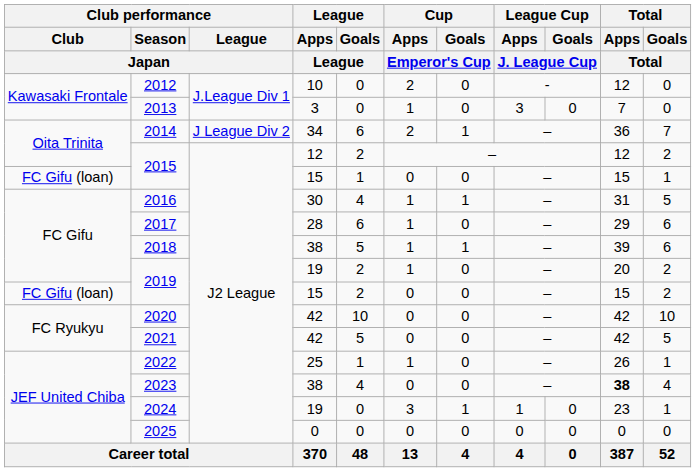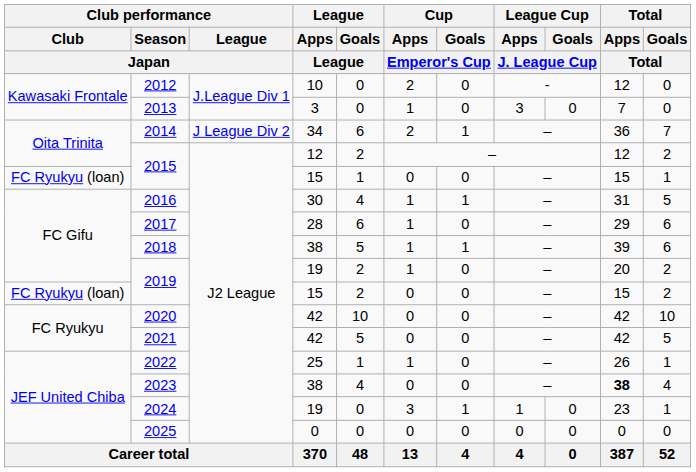(68, 177) FC Gifu (loan) -> (68, 177) FC Ryukyu (loan)
(68, 293) FC Gifu (loan) -> (68, 293) FC Ryukyu (loan)
